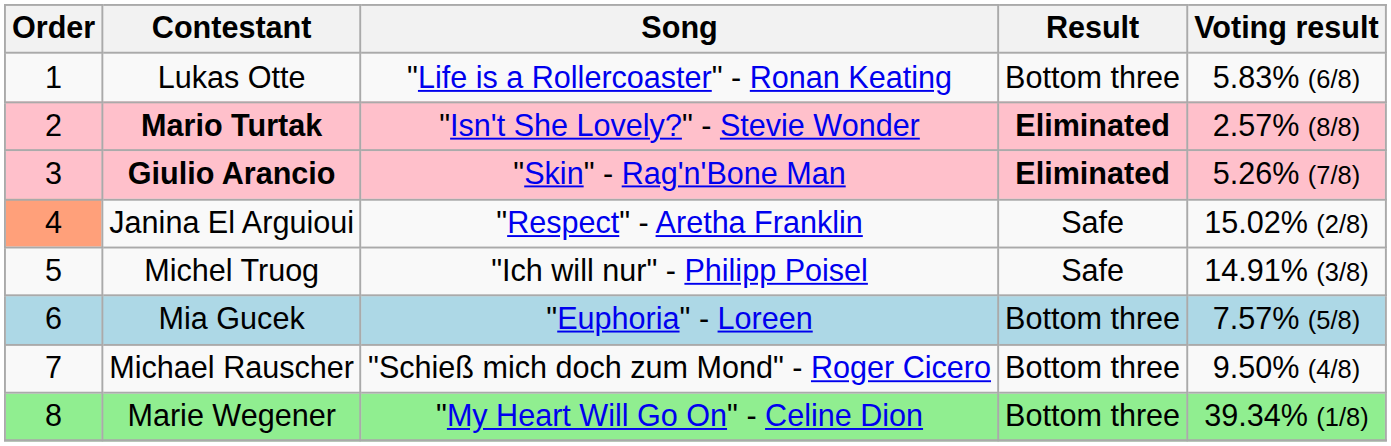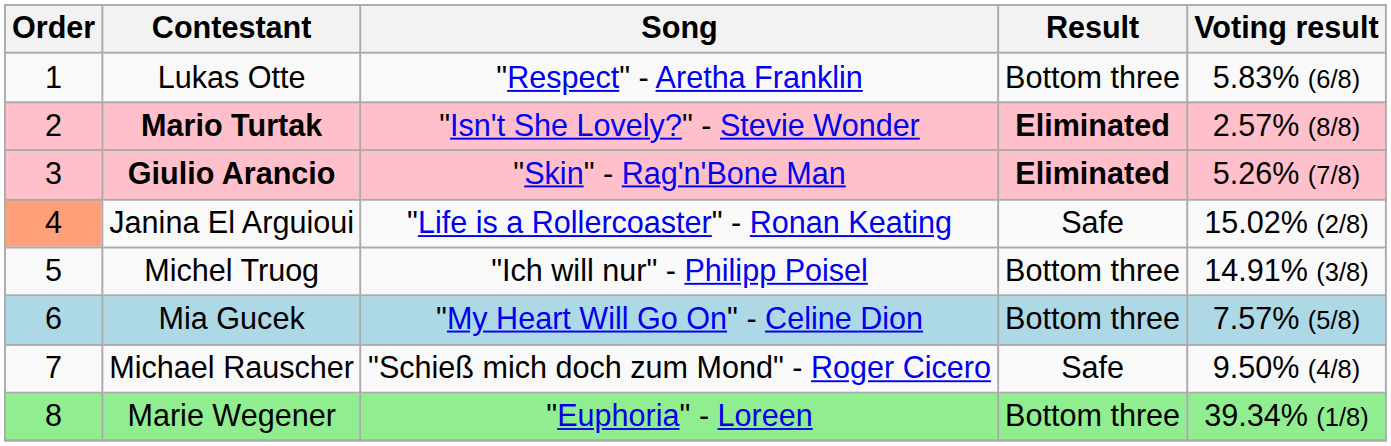(680, 77) "Life is a Rollercoaster" - Ronan Keating -> (680, 77) "Respect" - Aretha Franklin
(680, 222) "Respect" - Aretha Franklin -> (680, 222) "Life is a Rollercoaster" - Ronan Keating
(1093, 271) Safe -> (1093, 271) Bottom three
(680, 319) "Euphoria" - Loreen -> (680, 319) "My Heart Will Go On" - Celine Dion
(1093, 367) Bottom three -> (1093, 367) Safe
(680, 416) "My Heart Will Go On" - Celine Dion -> (680, 416) "Euphoria" - Loreen
